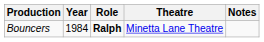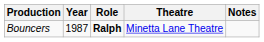(77, 28) 1984 -> (77, 28) 1987
